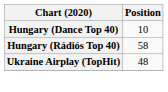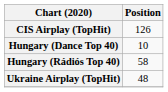+ row: (63, 29)
